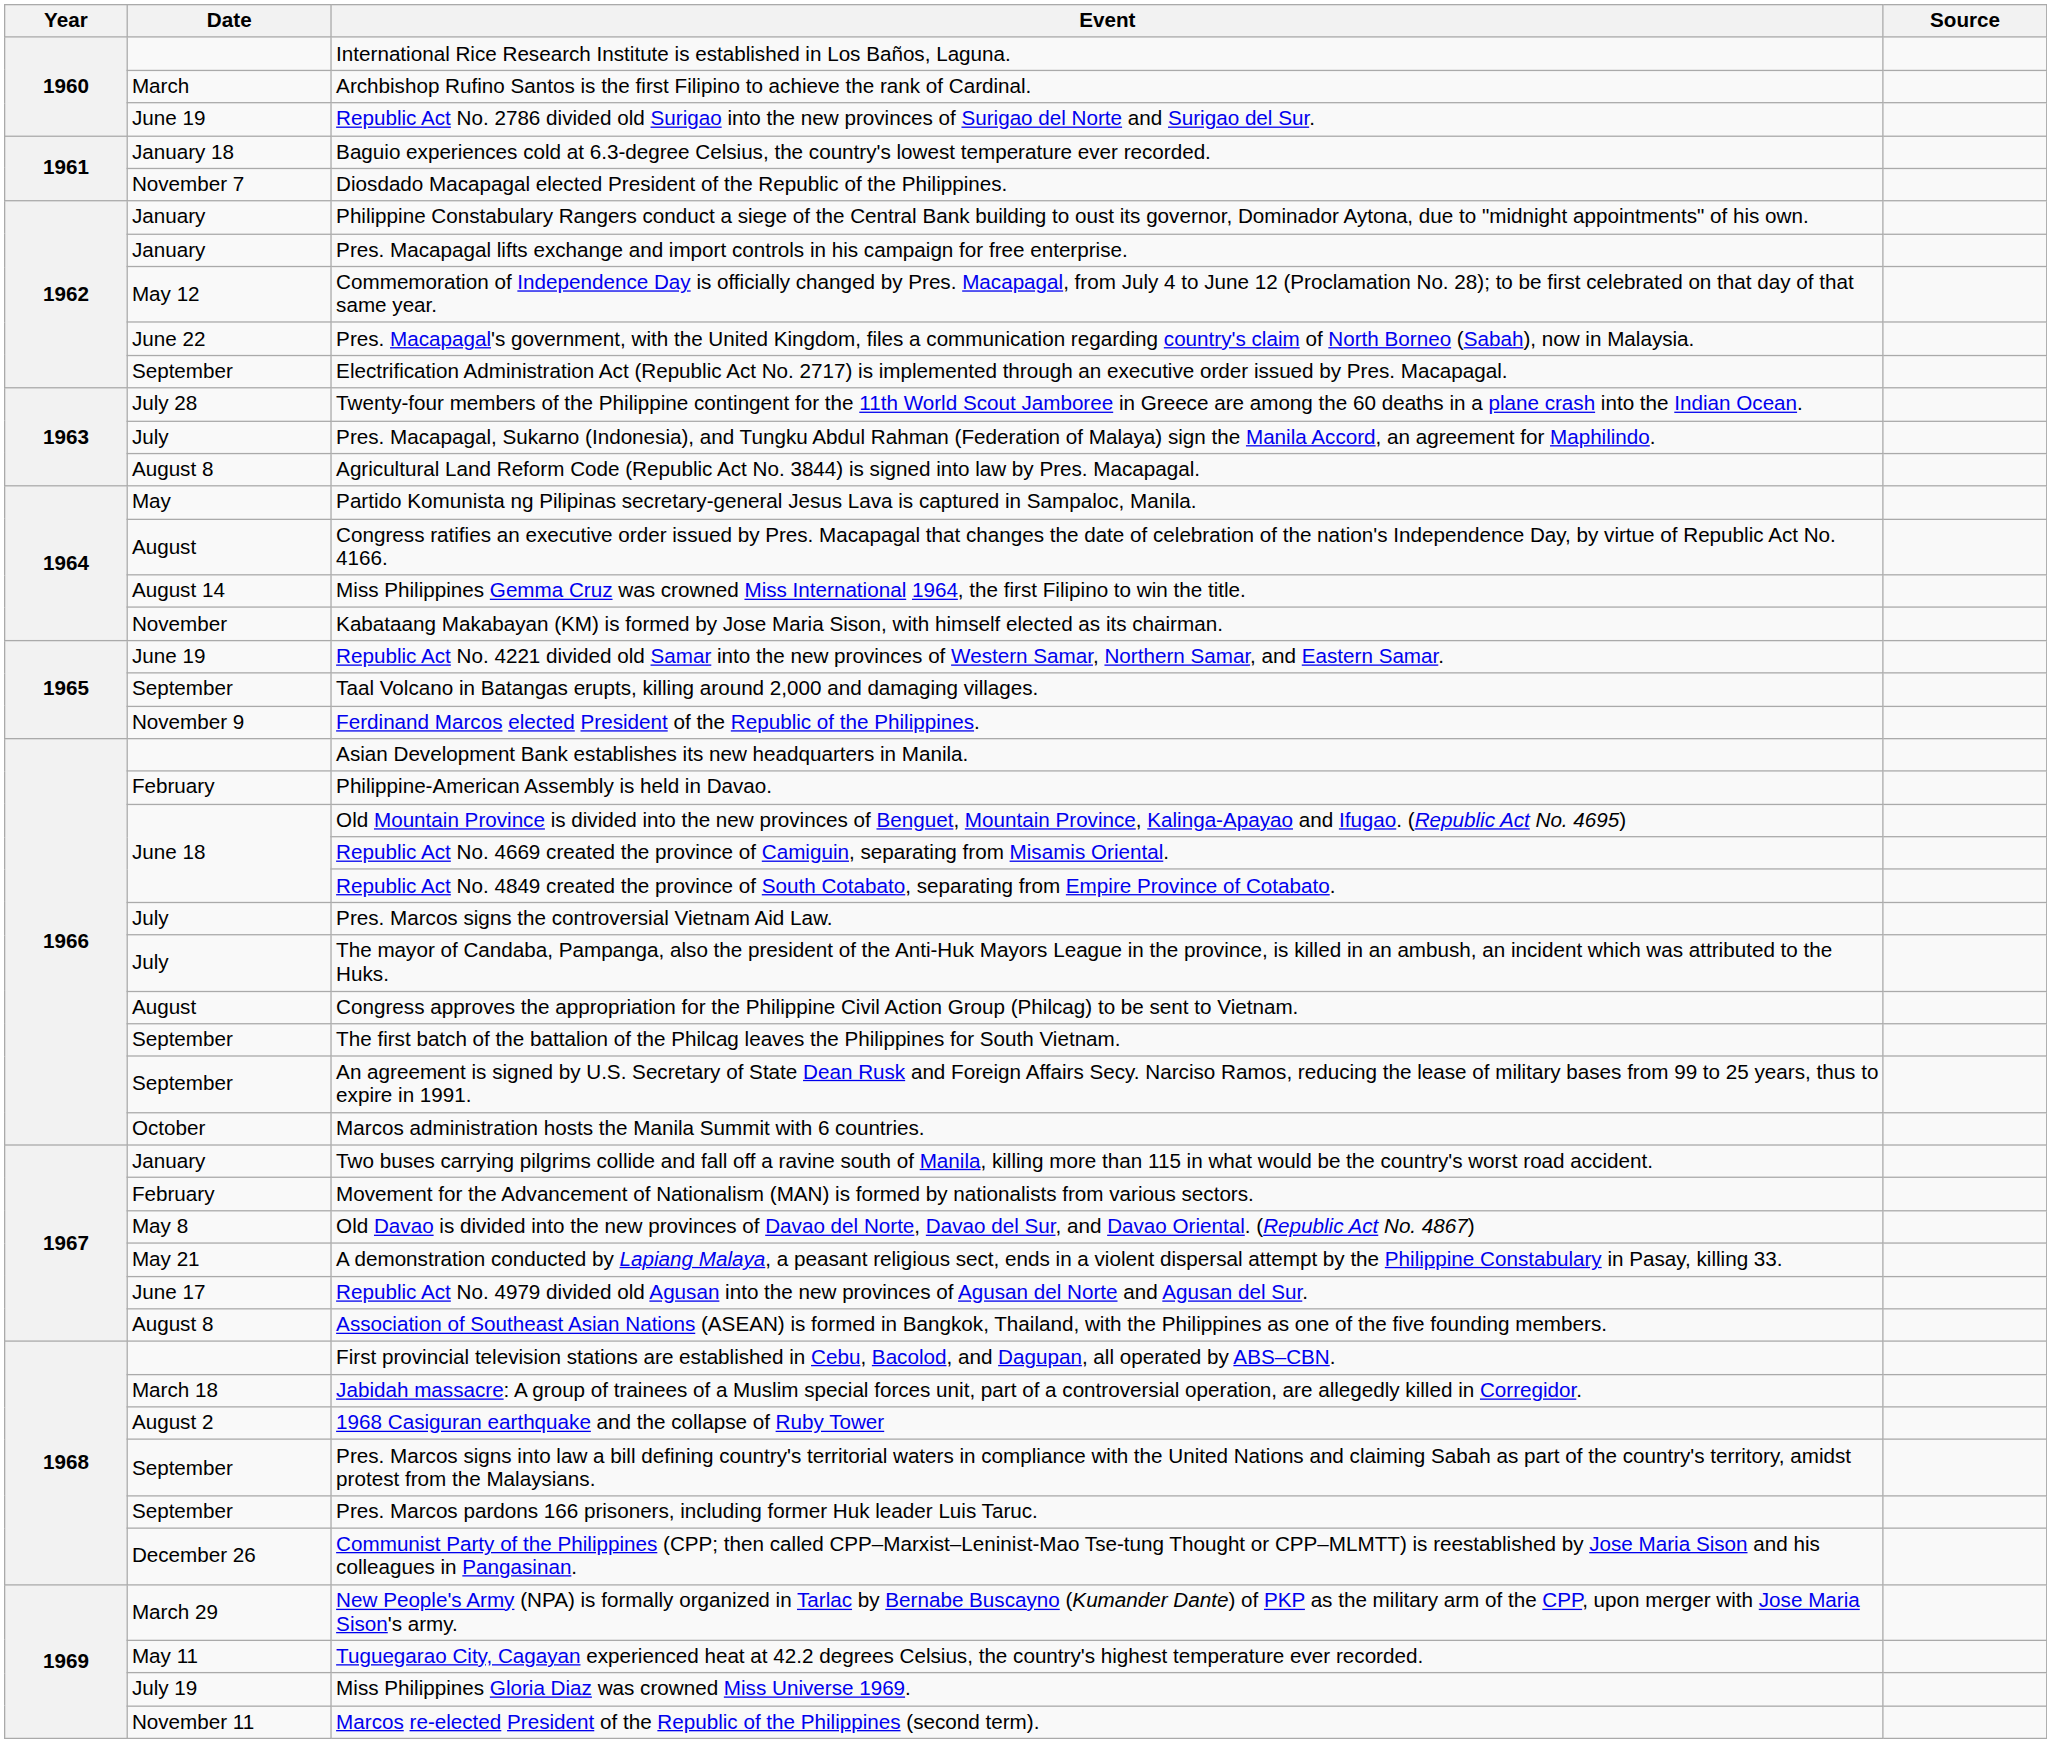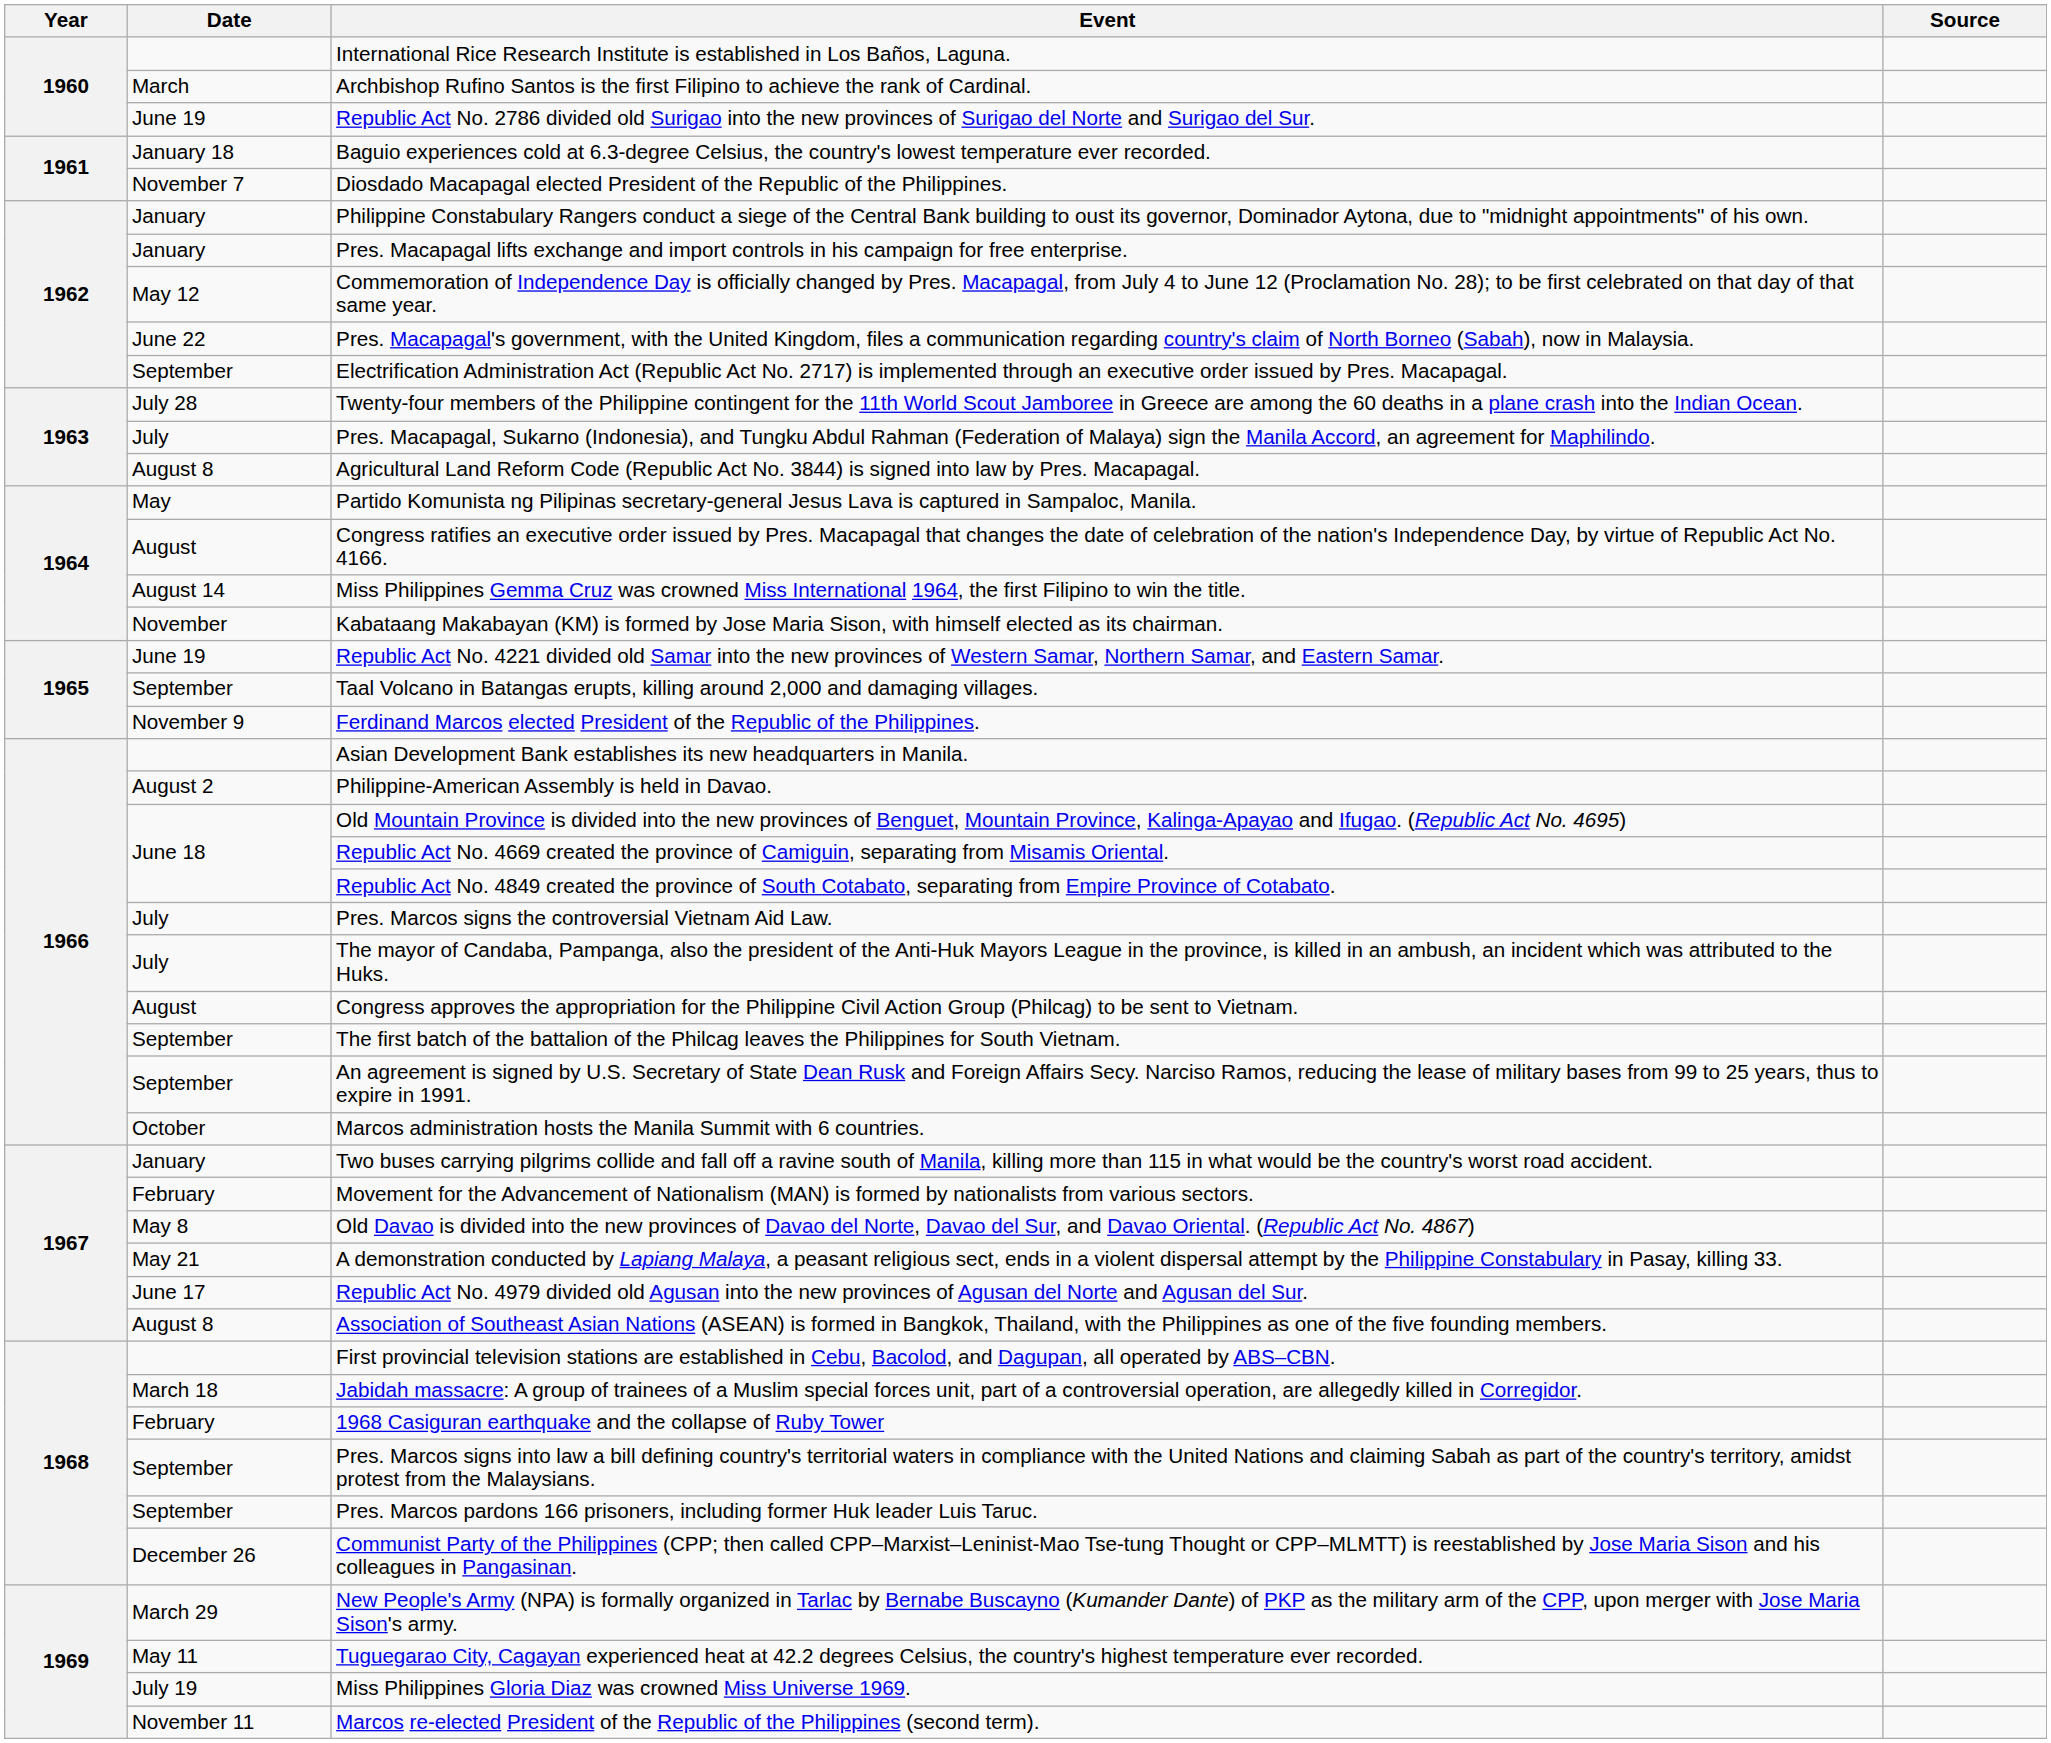(173, 787) February -> (173, 787) August 2
(173, 1423) August 2 -> (173, 1423) February
